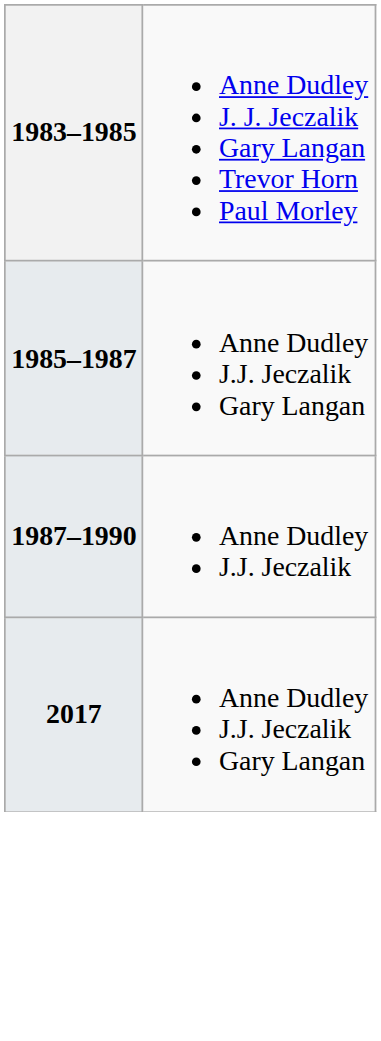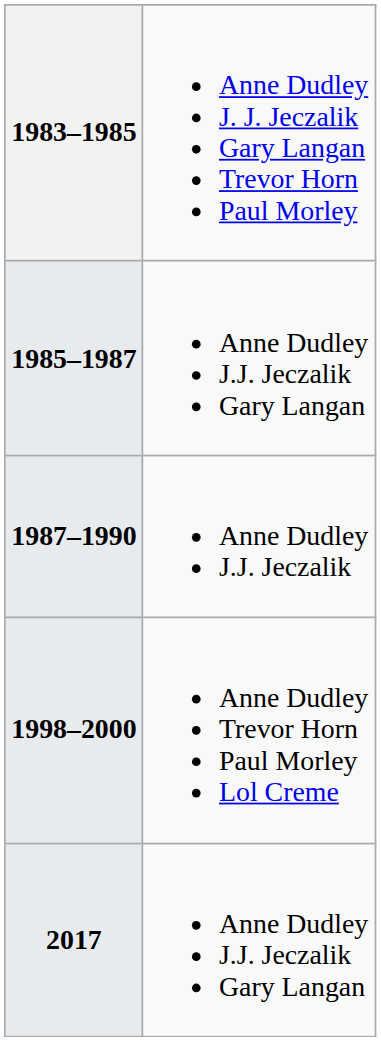+ row: (74, 729)
